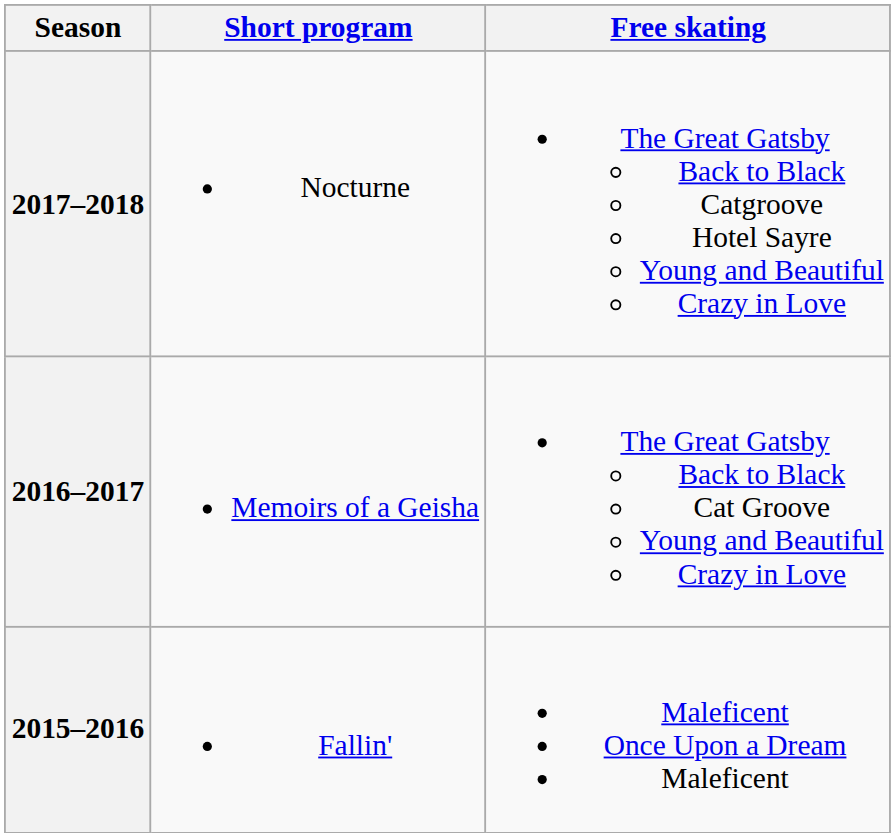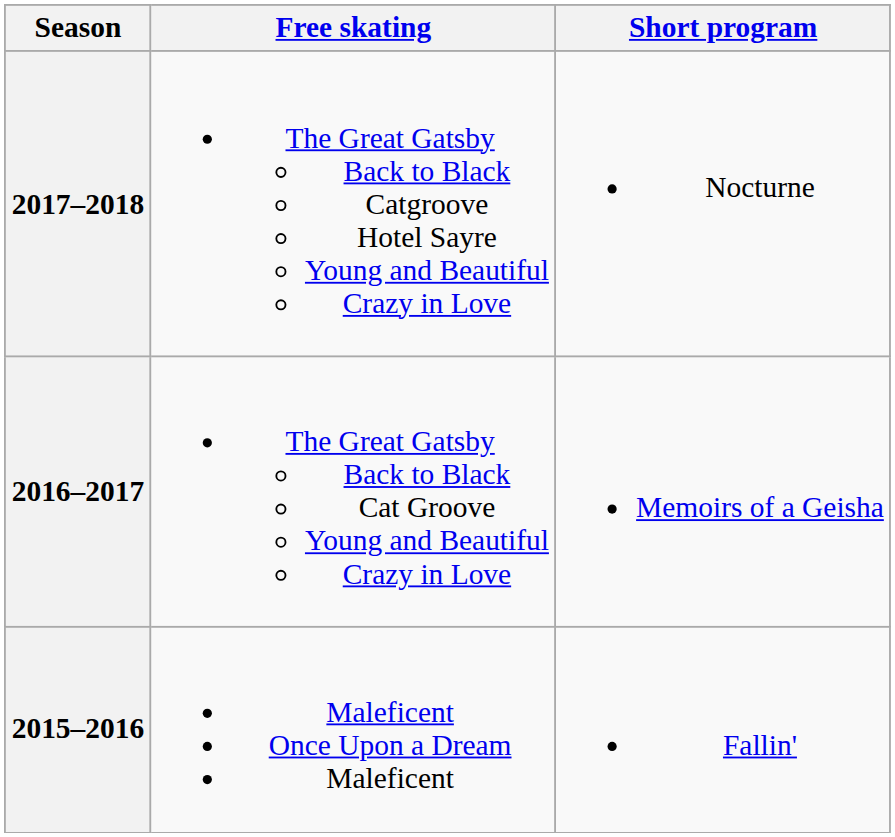columns swapped: (318, 27) <-> (688, 27)
